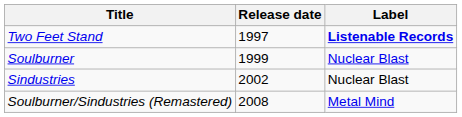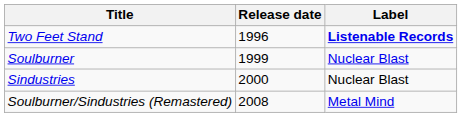(253, 36) 1997 -> (253, 36) 1996
(253, 79) 2002 -> (253, 79) 2000
